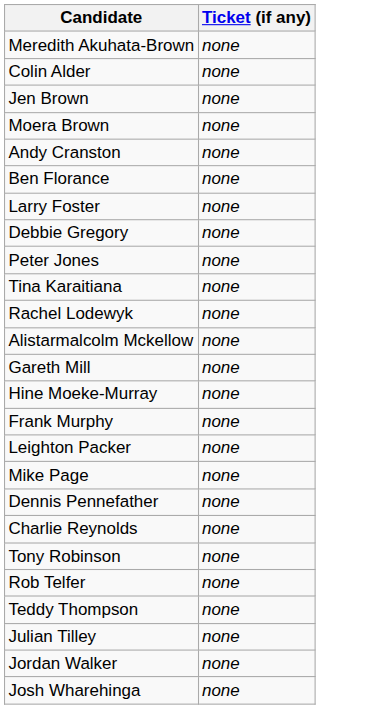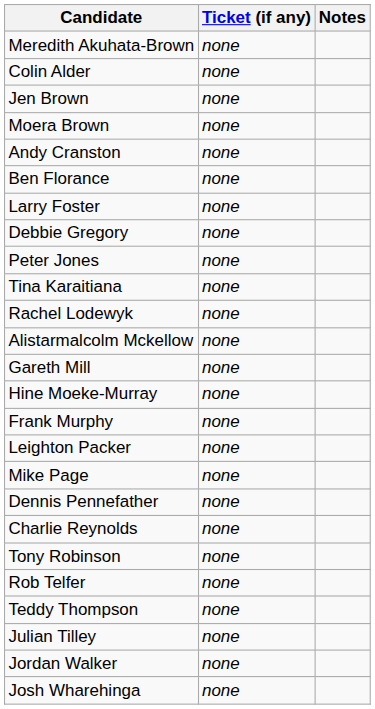+ column: (342, 17)
